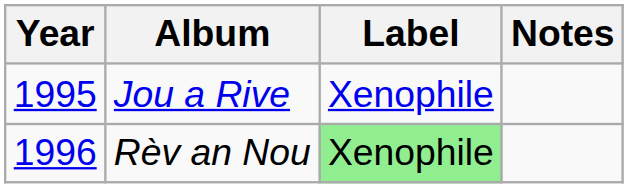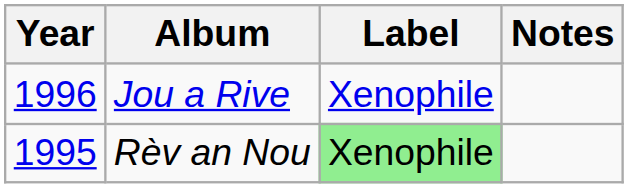(55, 93) 1995 -> (55, 93) 1996
(55, 152) 1996 -> (55, 152) 1995
